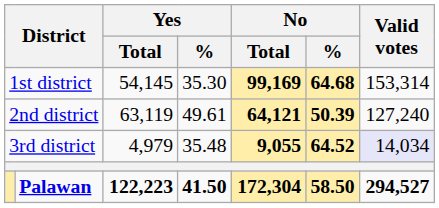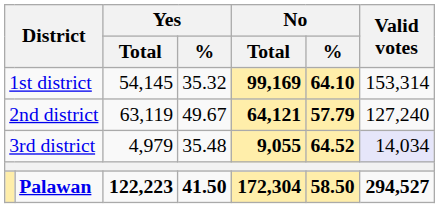(204, 83) 35.30 -> (204, 83) 35.32
(333, 83) 64.68 -> (333, 83) 64.10
(204, 114) 49.61 -> (204, 114) 49.67
(333, 114) 50.39 -> (333, 114) 57.79
